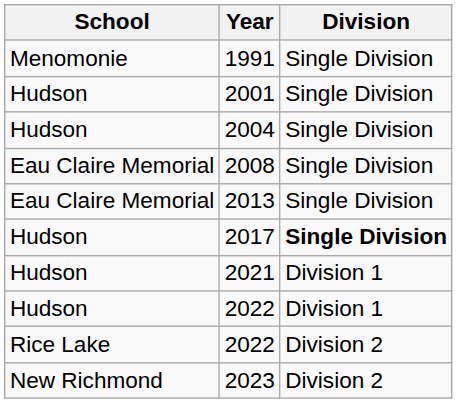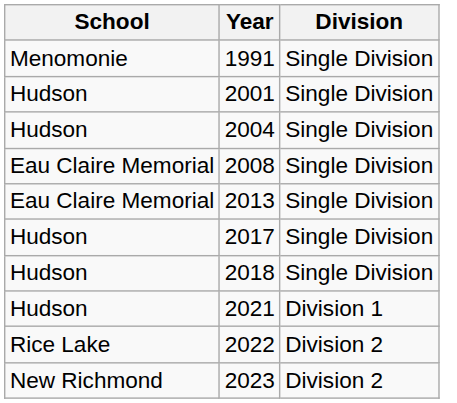(366, 237) bold -> (359, 237) normal
+ row: (49, 272)
- row: (49, 308)
